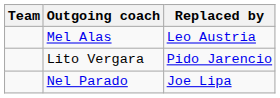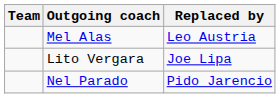(219, 60) Pido Jarencio -> (199, 60) Joe Lipa
(199, 82) Joe Lipa -> (219, 82) Pido Jarencio
